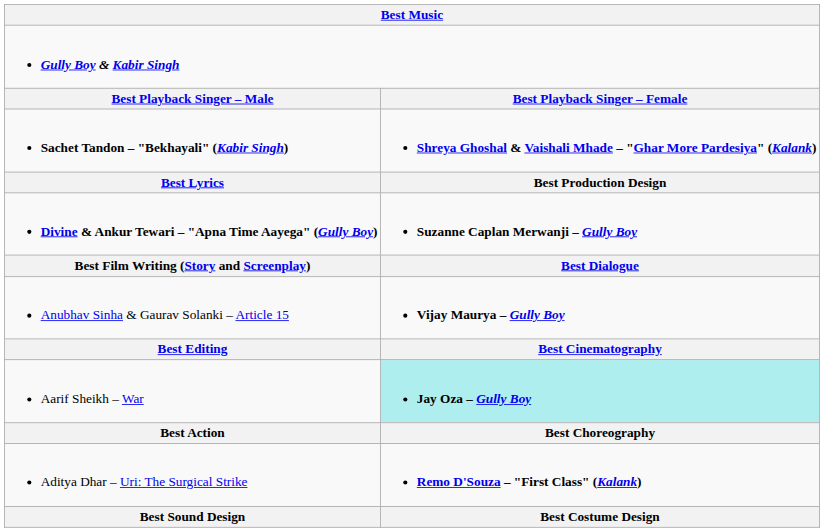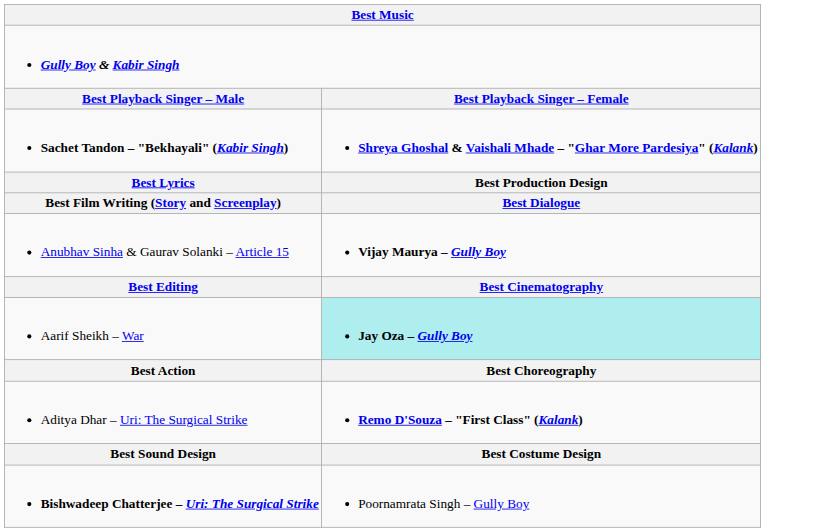- row: (192, 231)
+ row: (163, 503)
